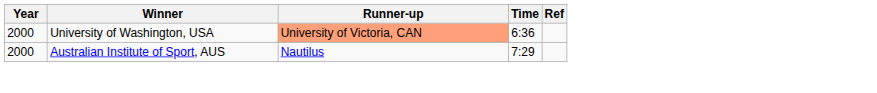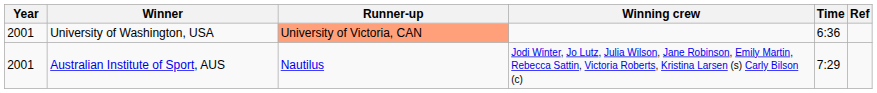+ column: (661, 14)
(20, 33) 2000 -> (20, 33) 2001
(20, 52) 2000 -> (20, 65) 2001
